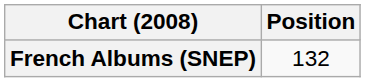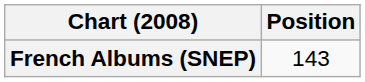(311, 58) 132 -> (311, 58) 143
